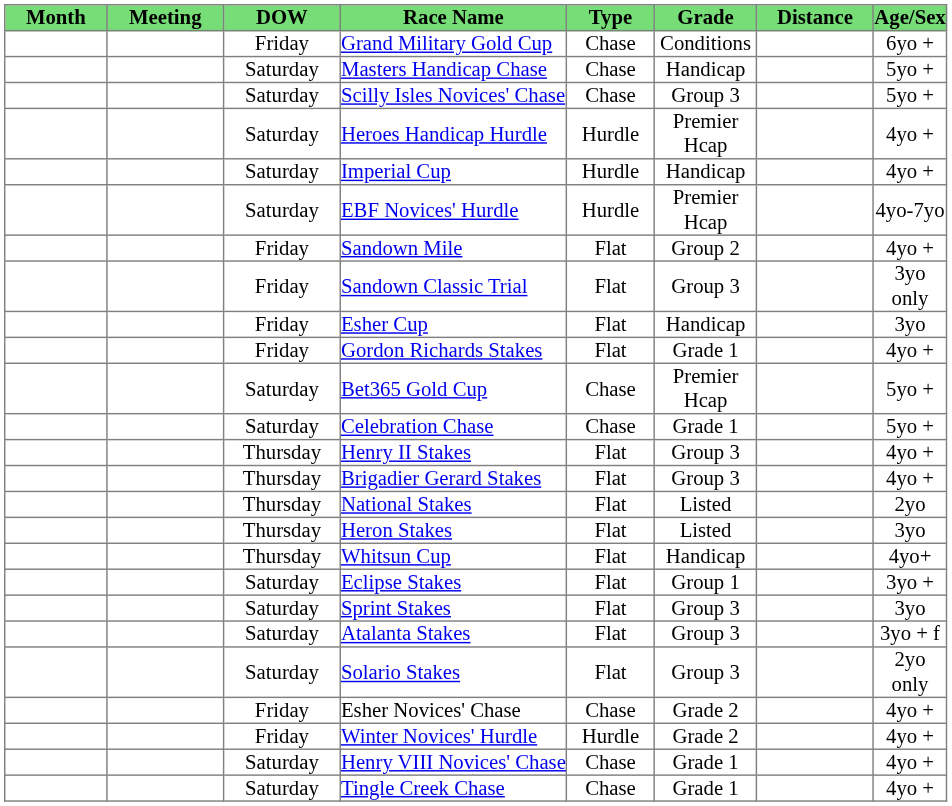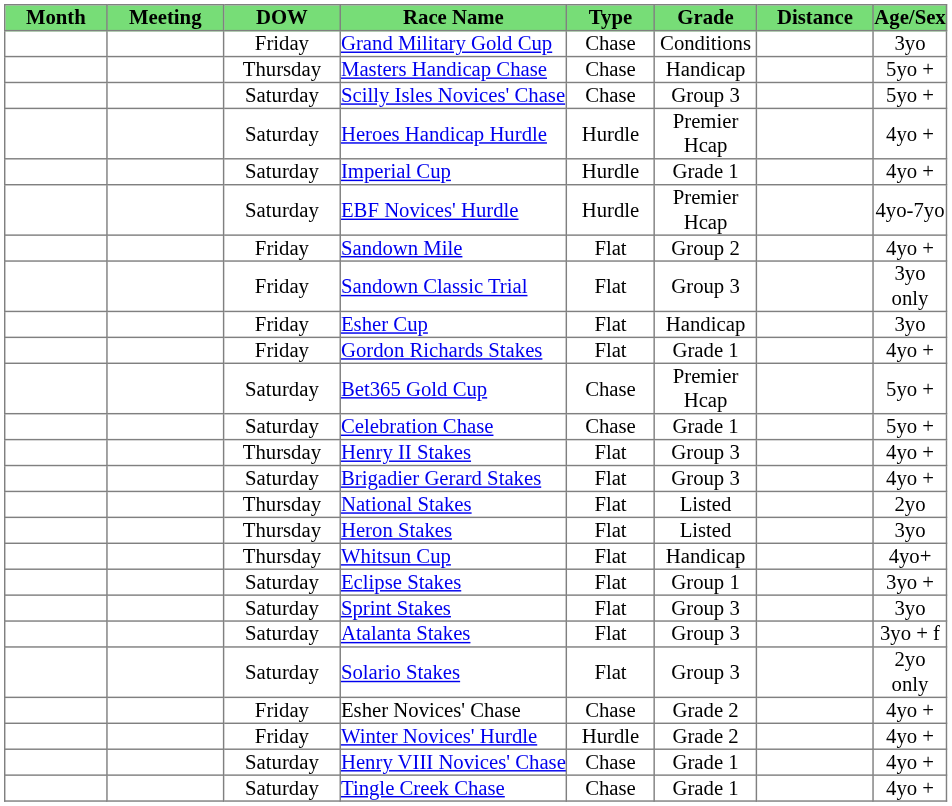(910, 43) 6yo + -> (910, 43) 3yo
(282, 69) Saturday -> (282, 69) Thursday
(706, 171) Handicap -> (706, 171) Grade 1
(282, 478) Thursday -> (282, 478) Saturday
